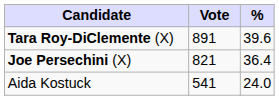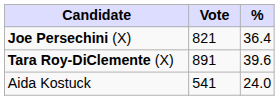rows swapped: (91, 38) <-> (69, 60)
